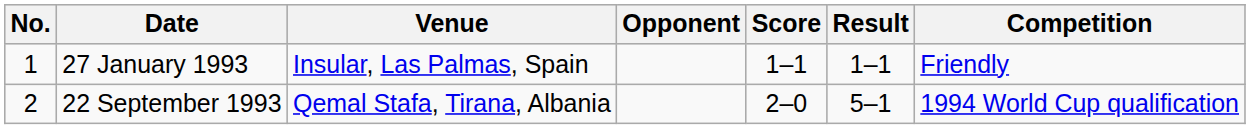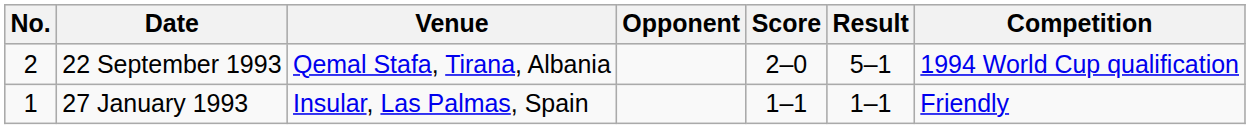rows swapped: (155, 63) <-> (172, 103)
